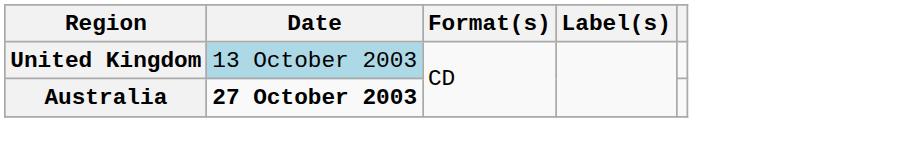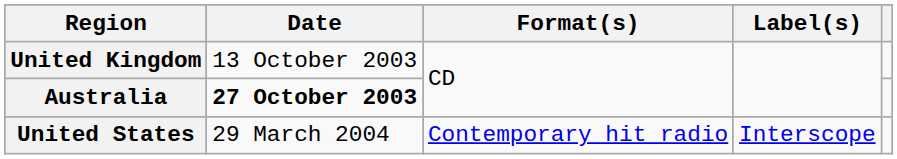(315, 60) lightblue background -> (315, 60) no background
+ row: (106, 135)
